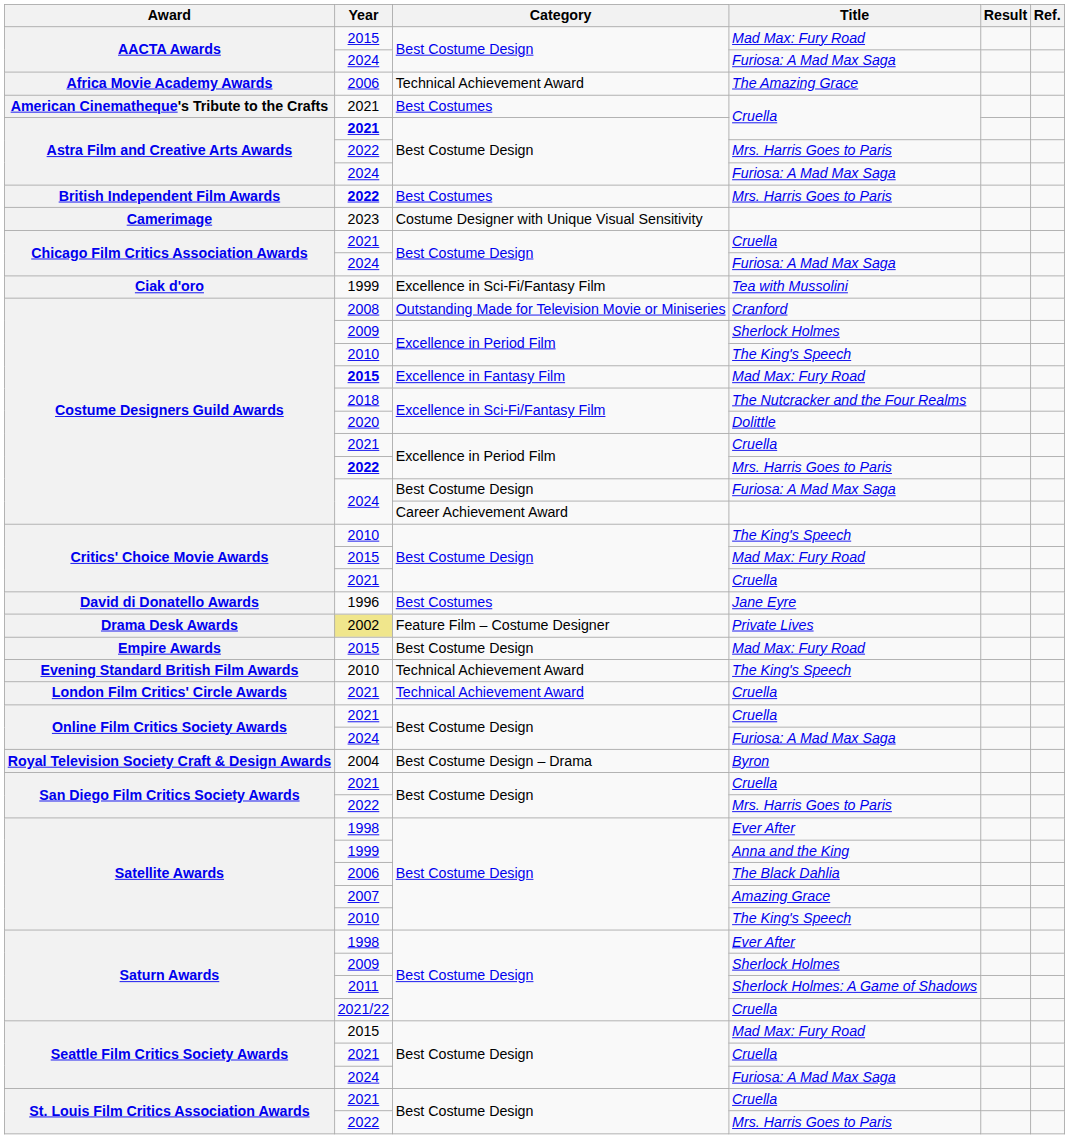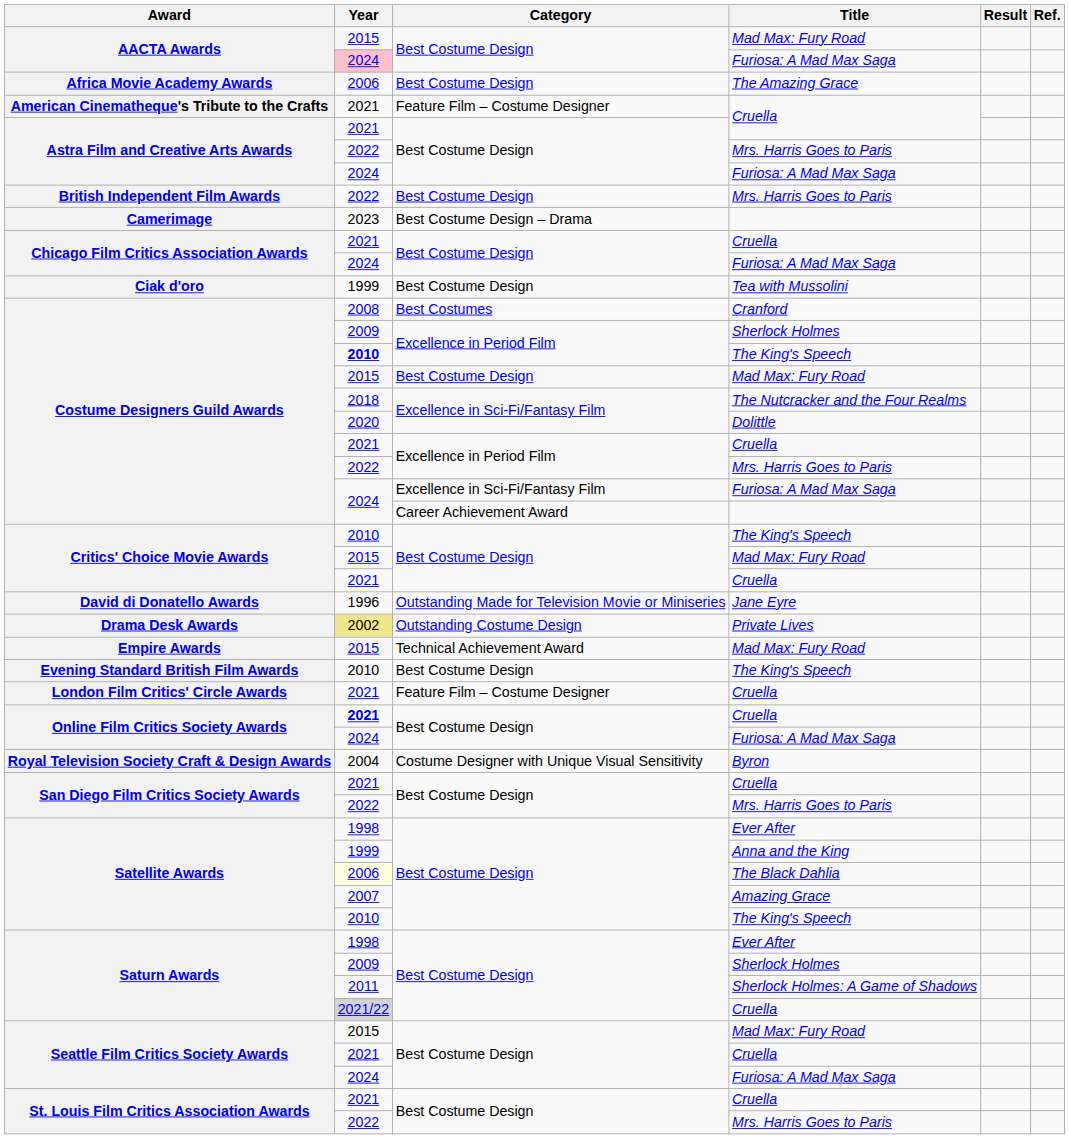(363, 60) no background -> (363, 60) pink background
(490, 83) Technical Achievement Award -> (465, 83) Best Costume Design
(444, 106) Best Costumes -> (503, 106) Feature Film – Costume Designer
(363, 128) bold -> (363, 128) normal
(363, 196) bold -> (363, 196) normal
(444, 196) Best Costumes -> (465, 196) Best Costume Design
(549, 219) Costume Designer with Unique Visual Sensitivity -> (494, 219) Best Costume Design – Drama
(501, 286) Excellence in Sci-Fi/Fantasy Film -> (465, 286) Best Costume Design
(561, 309) Outstanding Made for Television Movie or Miniseries -> (444, 309) Best Costumes
(363, 354) normal -> (363, 354) bold
(363, 377) bold -> (363, 377) normal
(480, 377) Excellence in Fantasy Film -> (465, 377) Best Costume Design
(363, 467) bold -> (363, 467) normal
(465, 490) Best Costume Design -> (501, 490) Excellence in Sci-Fi/Fantasy Film
(444, 602) Best Costumes -> (561, 602) Outstanding Made for Television Movie or Miniseries
(503, 625) Feature Film – Costume Designer -> (489, 625) Outstanding Costume Design
(465, 648) Best Costume Design -> (490, 648) Technical Achievement Award
(490, 670) Technical Achievement Award -> (465, 670) Best Costume Design
(490, 693) Technical Achievement Award -> (503, 693) Feature Film – Costume Designer
(363, 715) normal -> (363, 715) bold
(494, 761) Best Costume Design – Drama -> (549, 761) Costume Designer with Unique Visual Sensitivity
(363, 873) no background -> (363, 873) lightyellow background
(363, 1009) no background -> (363, 1009) lightgrey background
